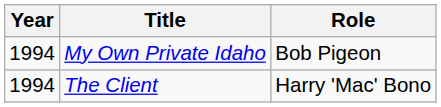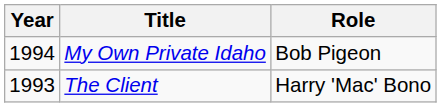(32, 85) 1994 -> (32, 85) 1993
